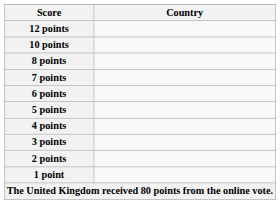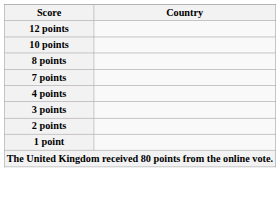- row: (49, 93)
- row: (49, 110)
